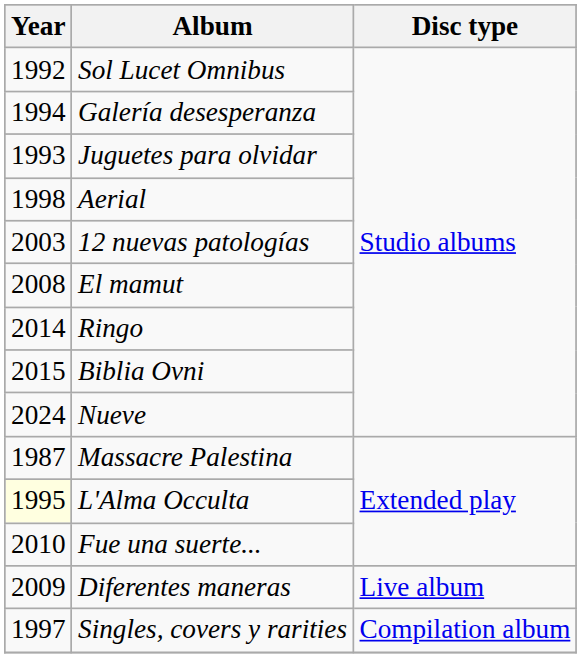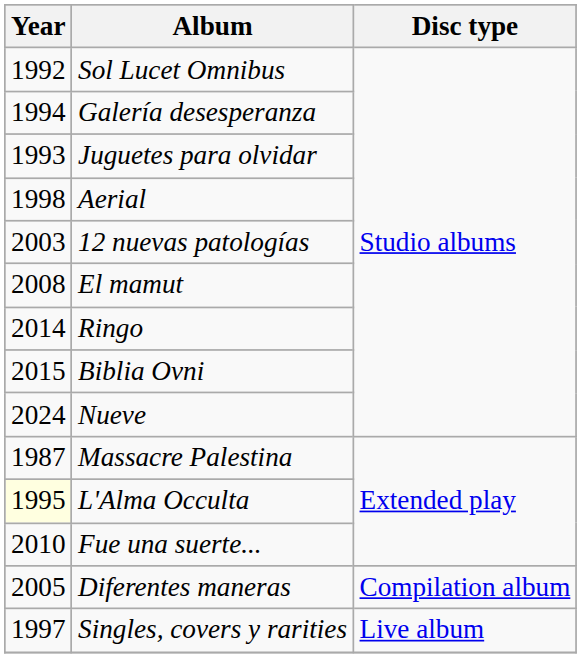(38, 586) 2009 -> (38, 586) 2005
(422, 586) Live album -> (465, 586) Compilation album
(465, 629) Compilation album -> (422, 629) Live album
